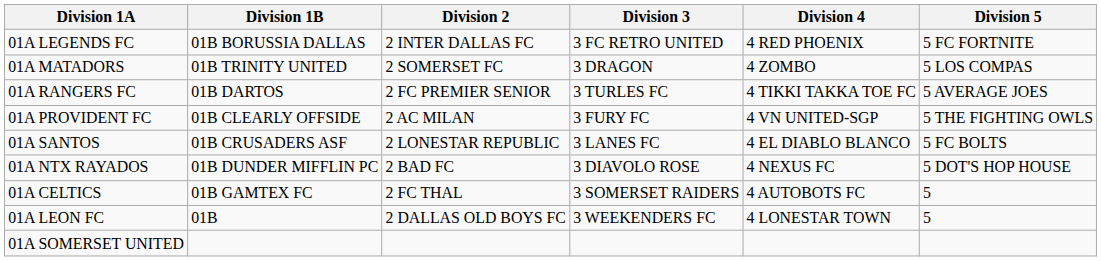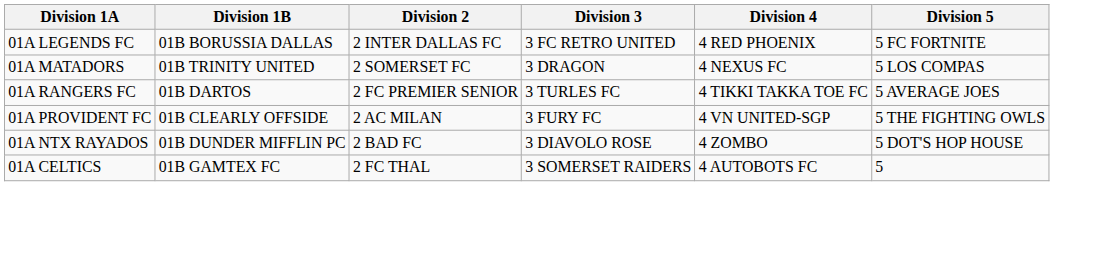(781, 67) 4 ZOMBO -> (743, 67) 4 NEXUS FC
- row: (54, 142)
(791, 167) 4 NEXUS FC -> (733, 142) 4 ZOMBO
- row: (56, 218)
- row: (96, 243)
